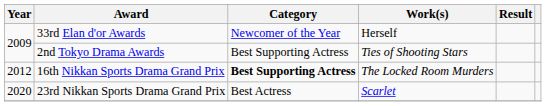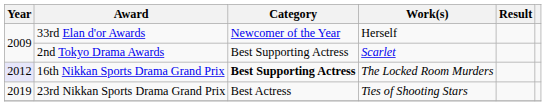(414, 52) Ties of Shooting Stars -> (378, 52) Scarlet
(19, 71) no background -> (19, 71) lavender background
(19, 91) 2020 -> (19, 91) 2019
(378, 91) Scarlet -> (414, 91) Ties of Shooting Stars
